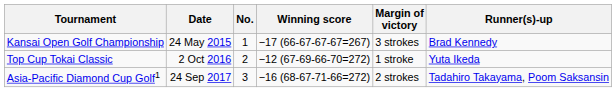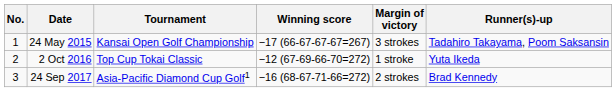columns swapped: (245, 19) <-> (85, 19)
(463, 42) Brad Kennedy -> (519, 42) Tadahiro Takayama, Poom Saksansin
(519, 77) Tadahiro Takayama, Poom Saksansin -> (463, 77) Brad Kennedy
